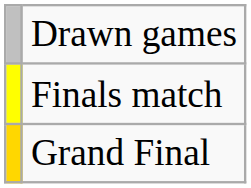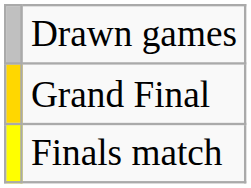rows swapped: (127, 93) <-> (120, 152)
